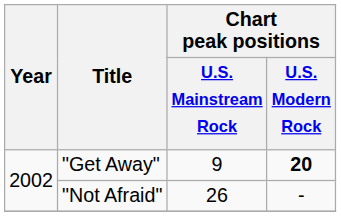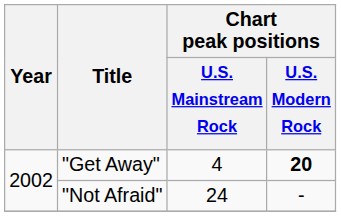(217, 164) 9 -> (217, 164) 4
(217, 196) 26 -> (217, 196) 24
